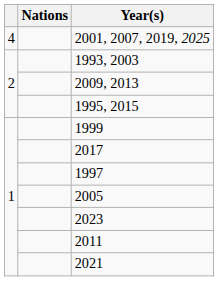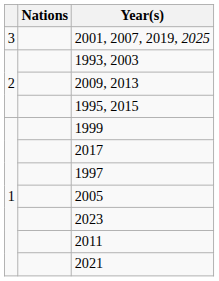(11, 38) 4 -> (11, 38) 3
